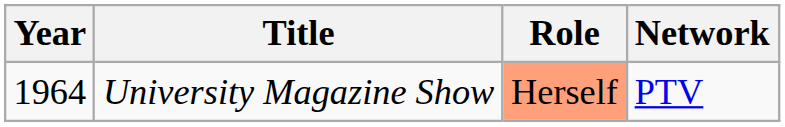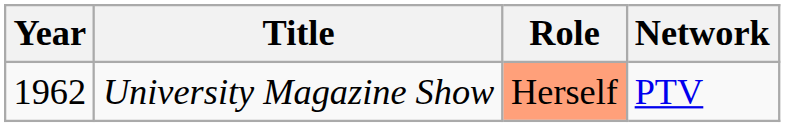(50, 90) 1964 -> (50, 90) 1962
